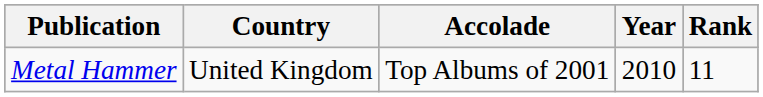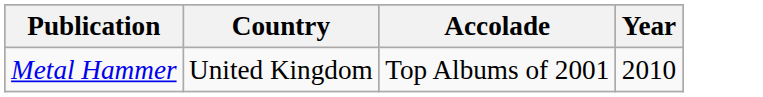- column: (720, 26)
